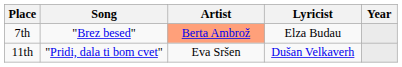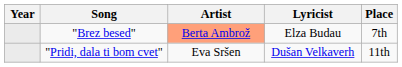columns swapped: (379, 14) <-> (22, 14)
